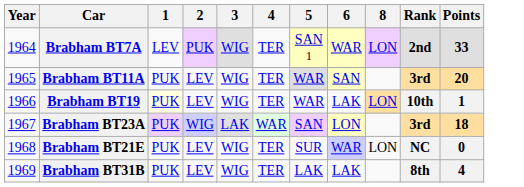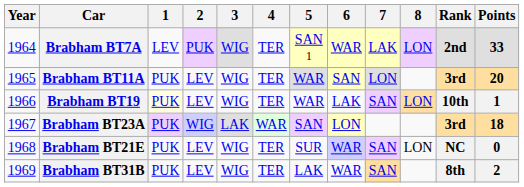+ column: (383, 16)
(346, 171) LAK -> (346, 171) WAR
(461, 171) 4 -> (497, 171) 2
